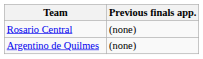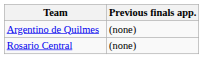rows swapped: (40, 29) <-> (53, 45)
